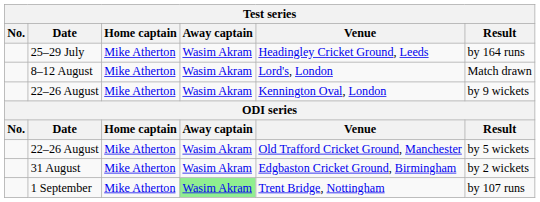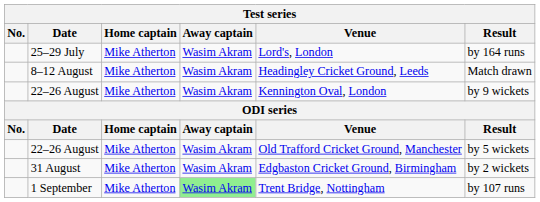(343, 52) Headingley Cricket Ground, Leeds -> (296, 52) Lord's, London
(296, 71) Lord's, London -> (343, 71) Headingley Cricket Ground, Leeds
